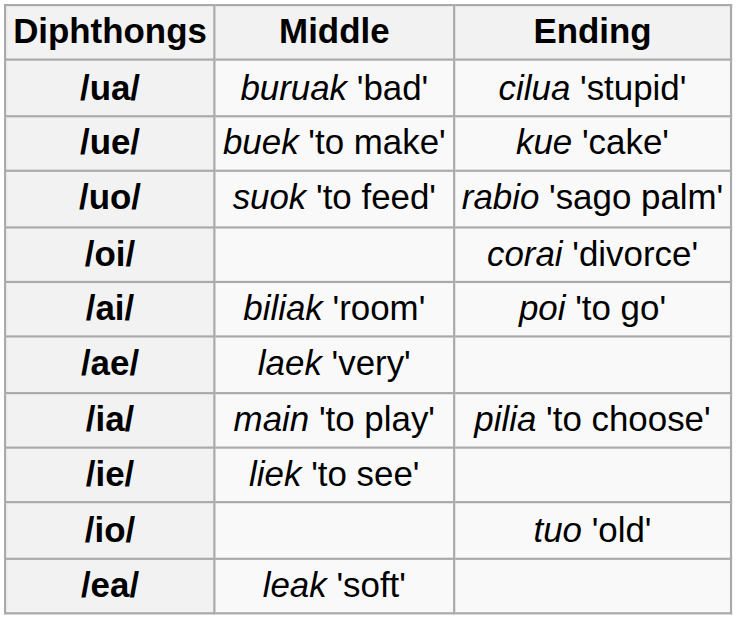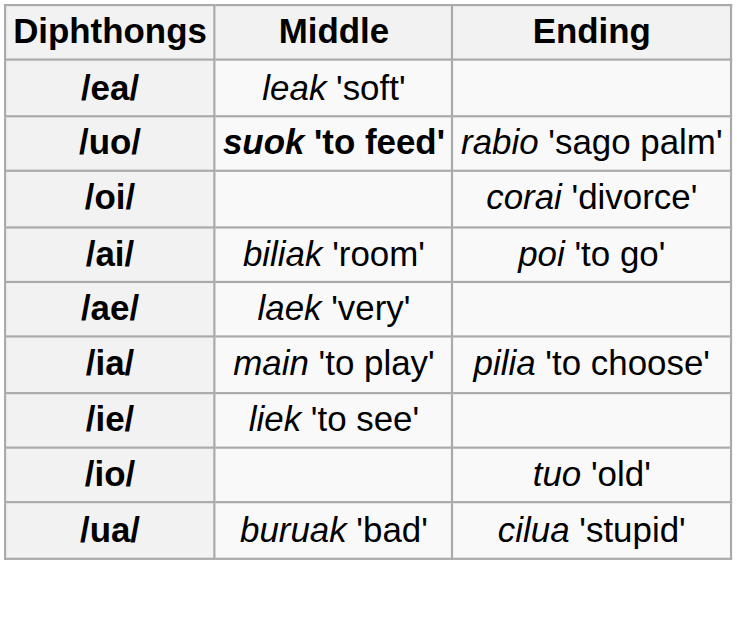rows swapped: (110, 87) <-> (110, 585)
- row: (110, 142)
(334, 198) normal -> (334, 142) bold
